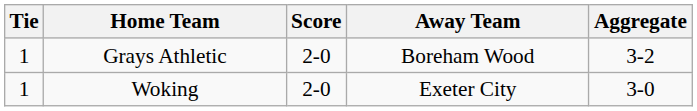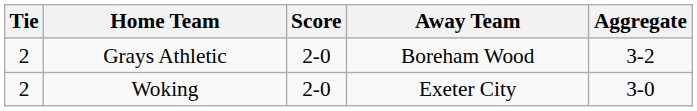(24, 55) 1 -> (24, 55) 2
(24, 88) 1 -> (24, 88) 2
